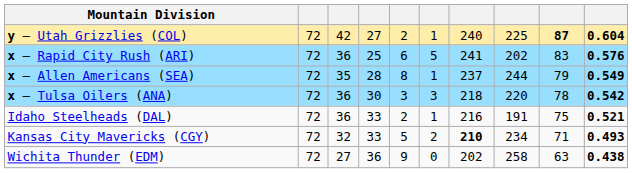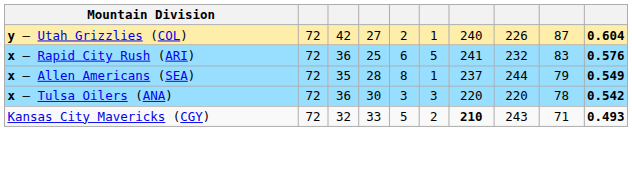(517, 35) 225 -> (517, 35) 226
(562, 35) bold -> (562, 35) normal
(517, 55) 202 -> (517, 55) 232
(471, 96) 218 -> (471, 96) 220
- row: (90, 116)
(517, 137) 234 -> (517, 116) 243
- row: (86, 157)
